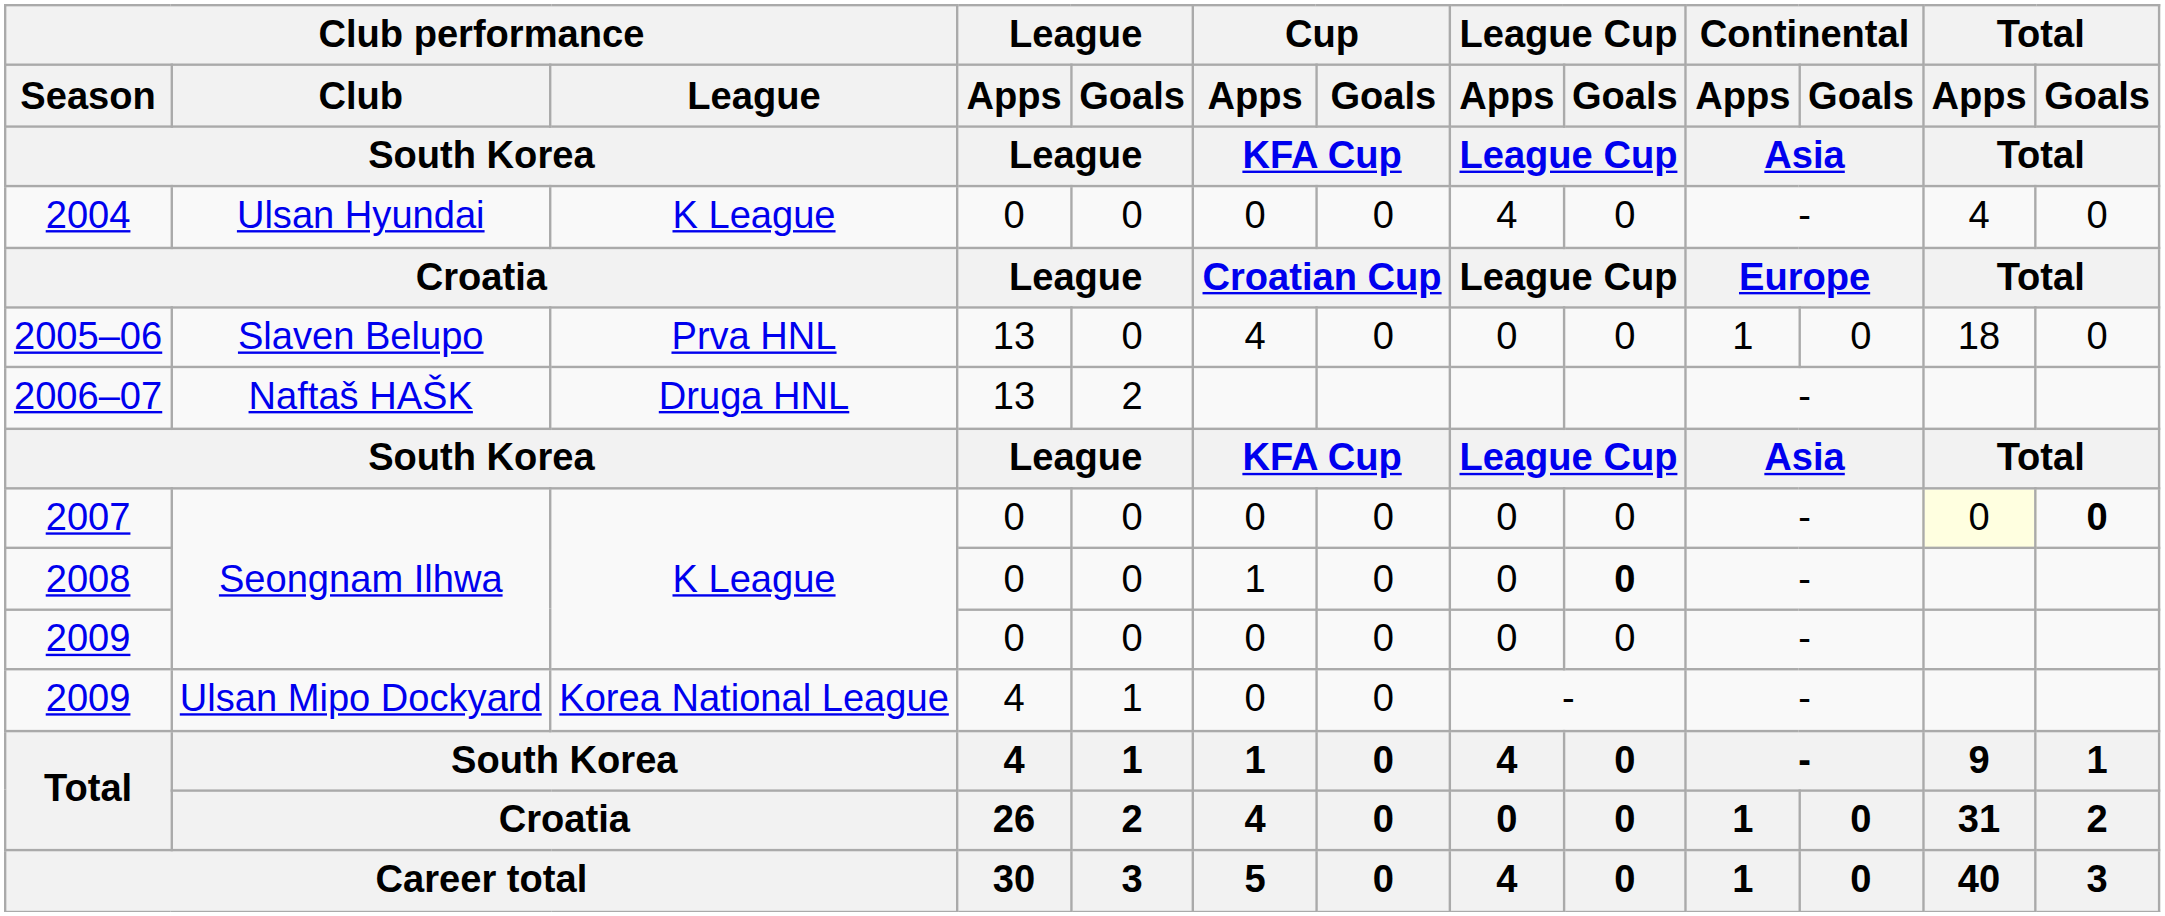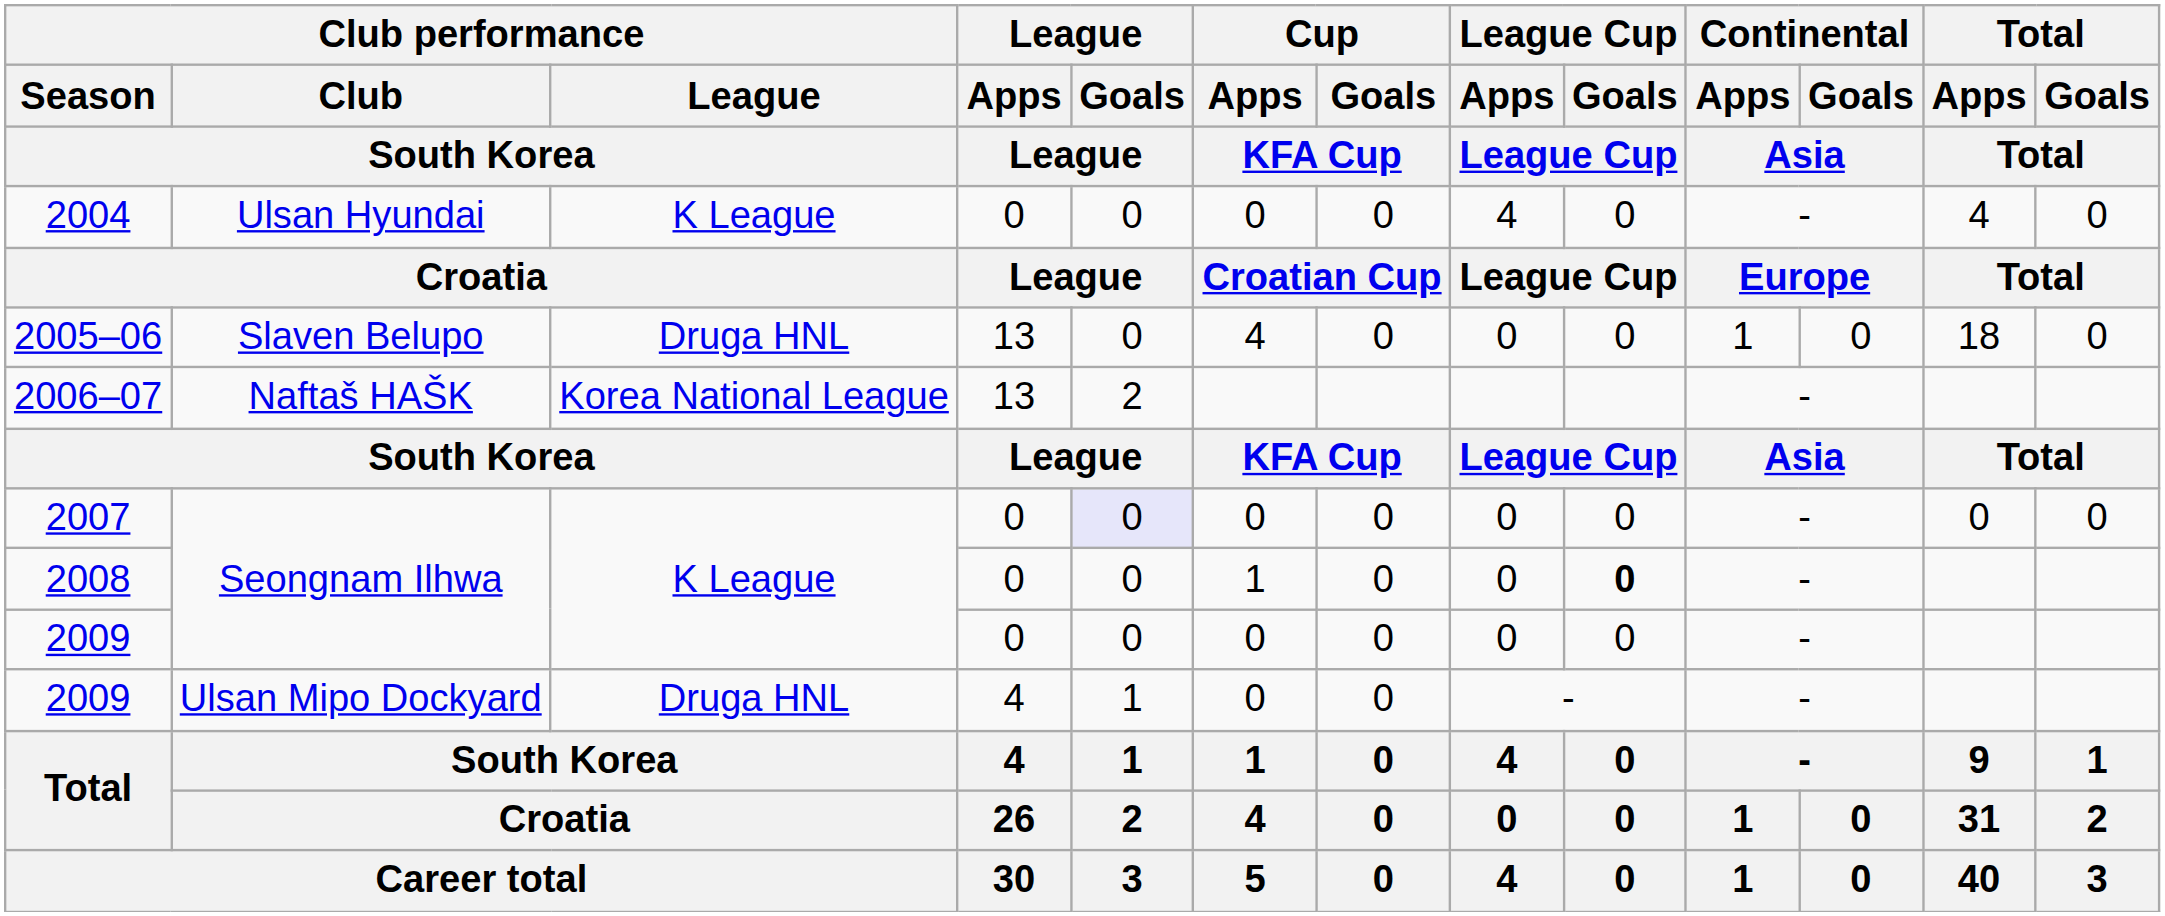(754, 336) Prva HNL -> (754, 336) Druga HNL
(754, 397) Druga HNL -> (754, 397) Korea National League
(1132, 517) no background -> (1132, 517) lavender background
(1979, 517) lightyellow background -> (1979, 517) no background
(2097, 517) bold -> (2097, 517) normal
(754, 699) Korea National League -> (754, 699) Druga HNL
